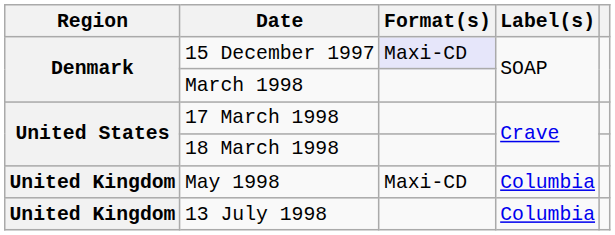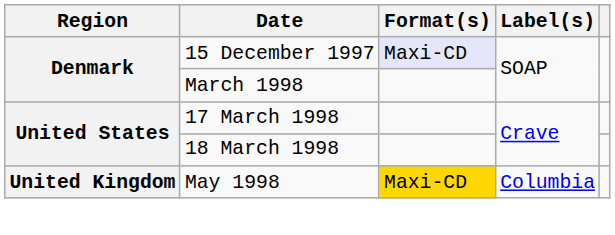(426, 182) no background -> (426, 182) gold background
- row: (256, 214)
